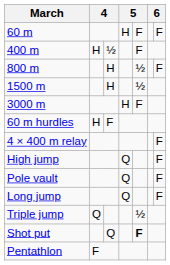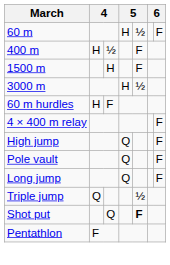(139, 31) F -> (140, 31) ½
- row: (23, 68)
(140, 86) ½ -> (139, 68) F
(139, 104) F -> (140, 86) ½
